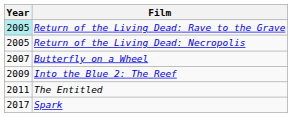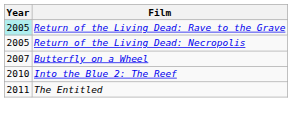(18, 74) 2009 -> (18, 74) 2010
- row: (48, 105)
